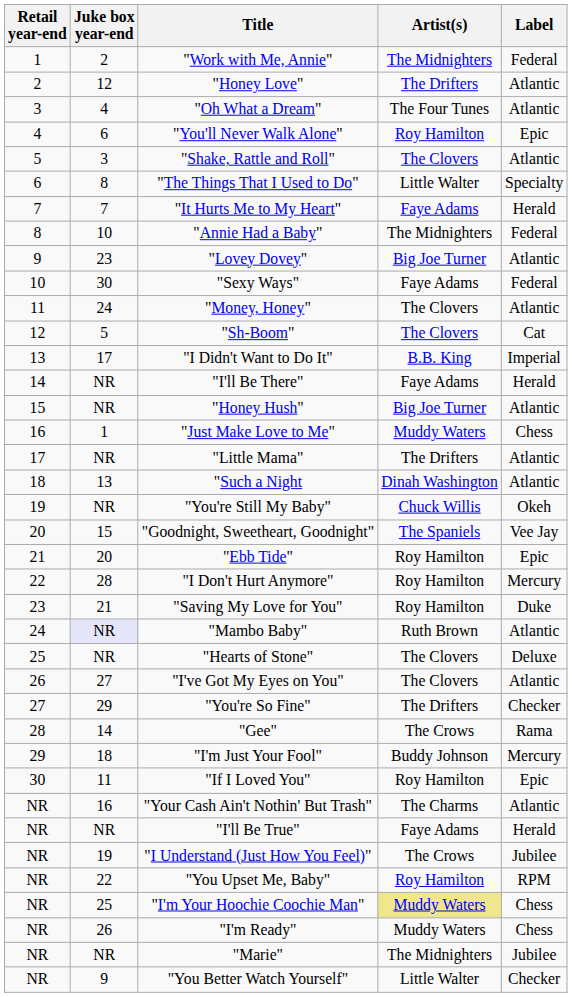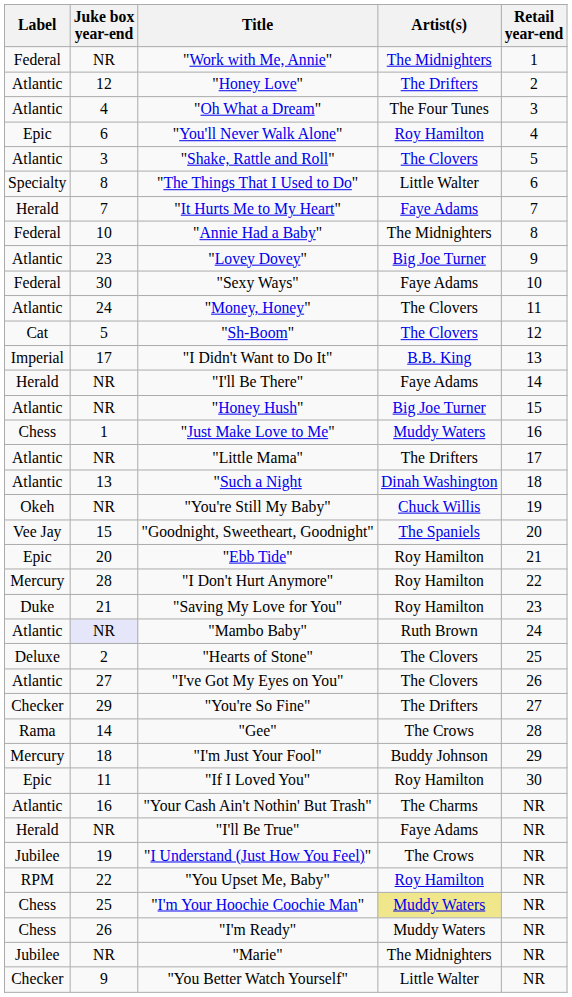columns swapped: (37, 25) <-> (534, 25)
(104, 59) 2 -> (104, 59) NR
(104, 656) NR -> (104, 656) 2
